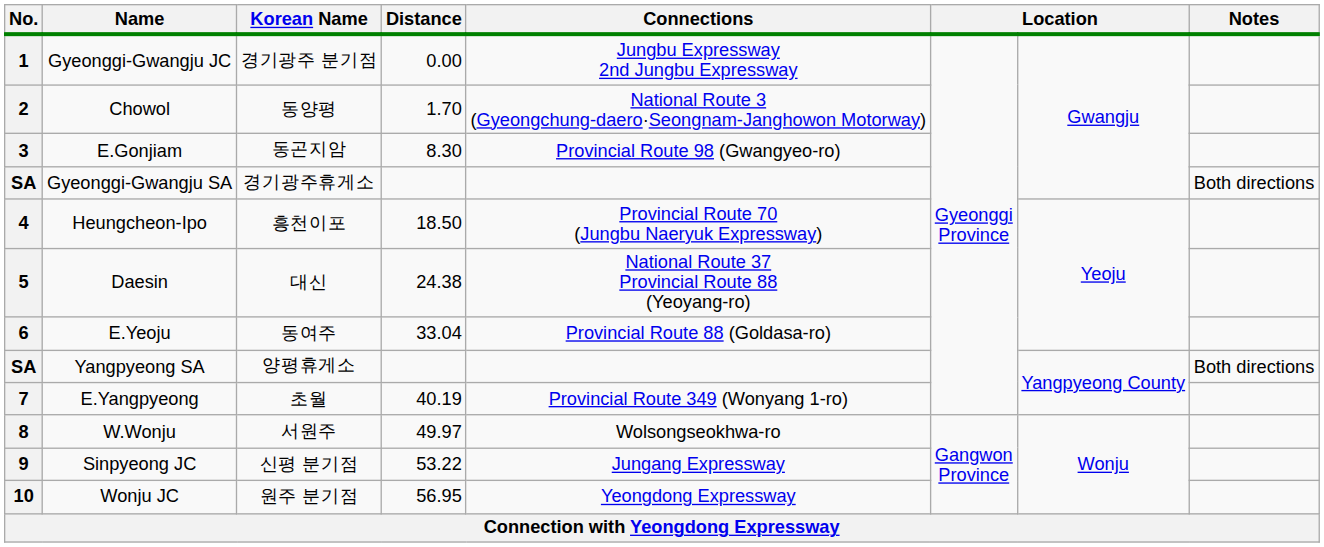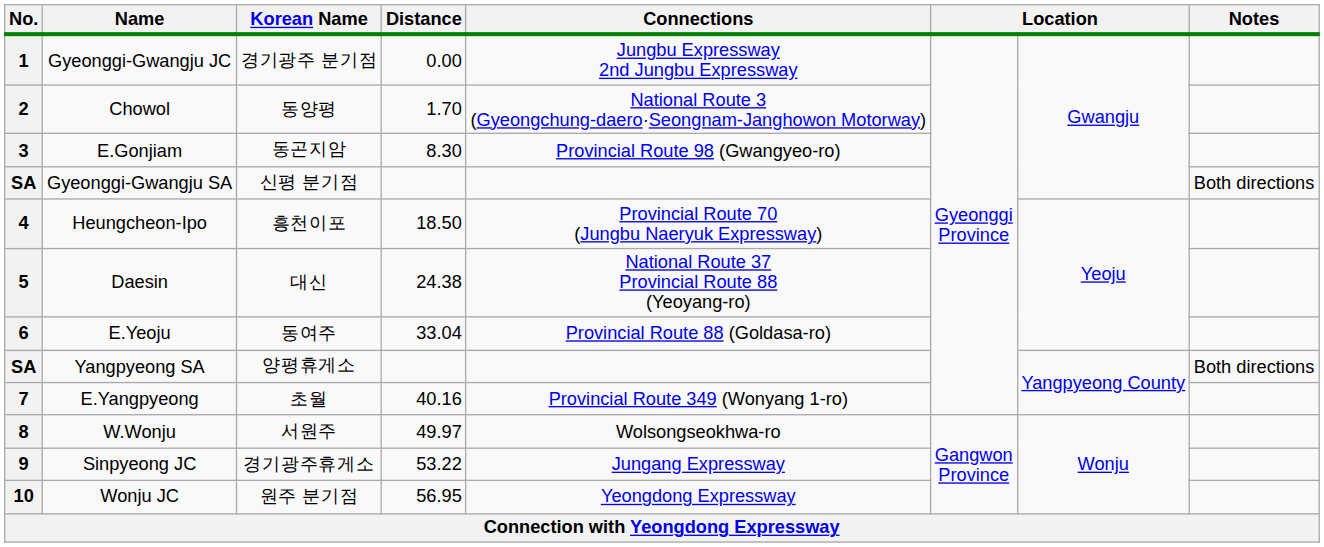(309, 182) 경기광주휴게소 -> (309, 182) 신평 분기점
(439, 398) 40.19 -> (439, 398) 40.16
(309, 463) 신평 분기점 -> (309, 463) 경기광주휴게소
